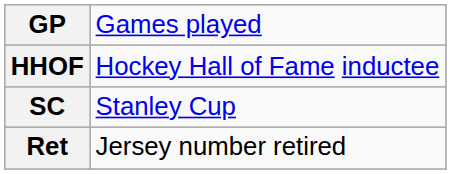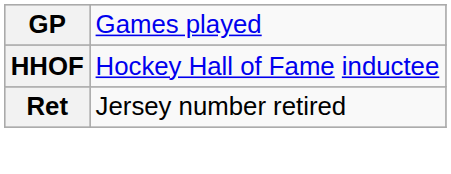- row: (47, 106)
